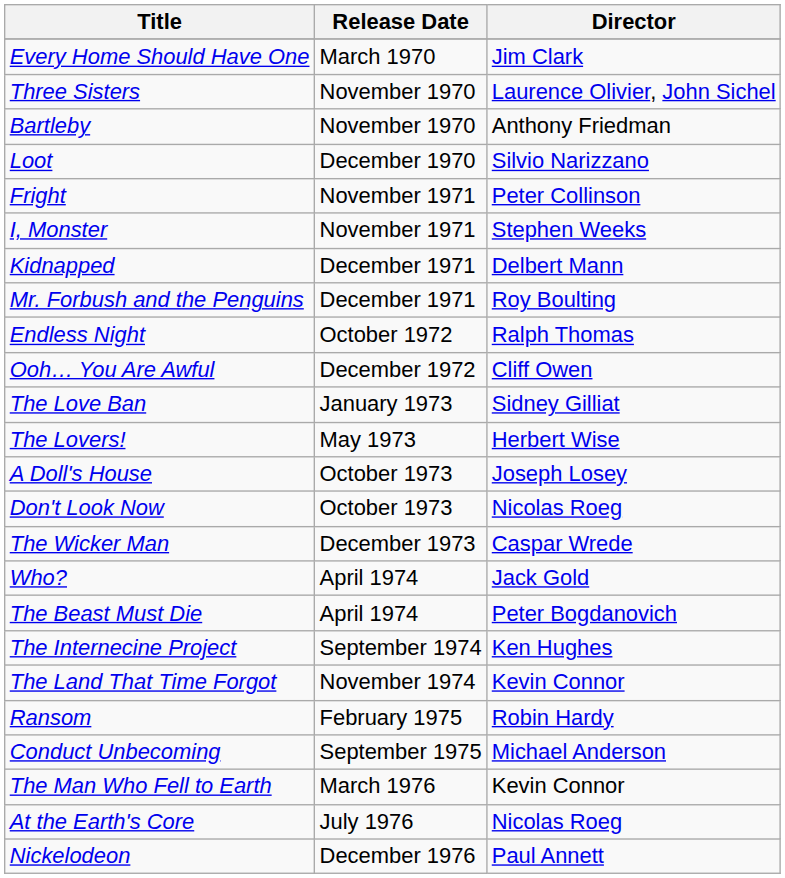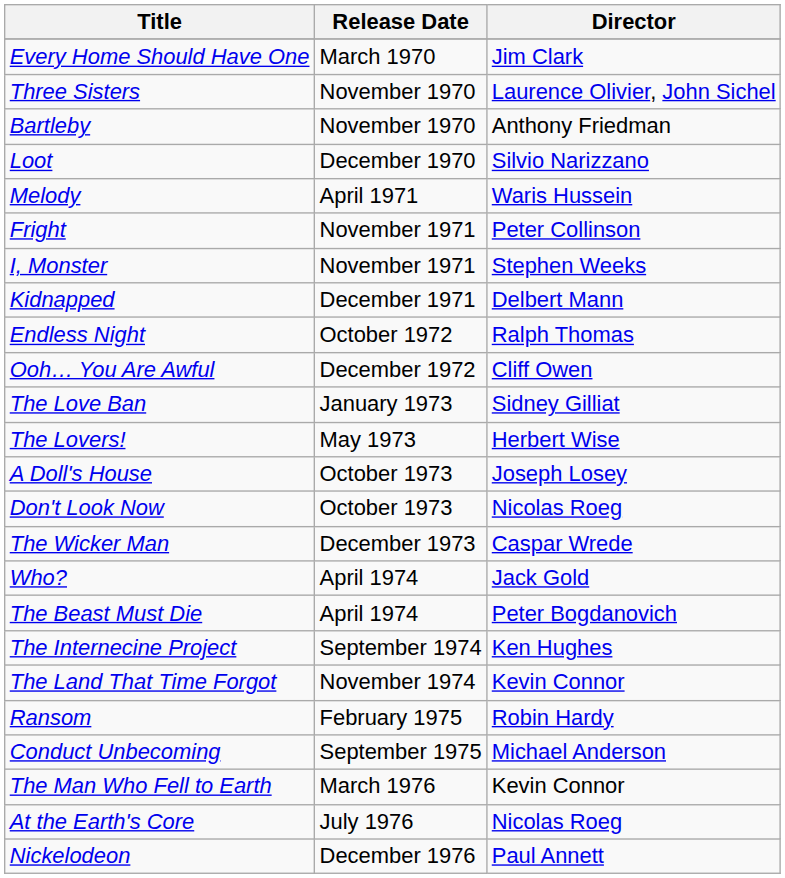+ row: (45, 195)
- row: (157, 299)
